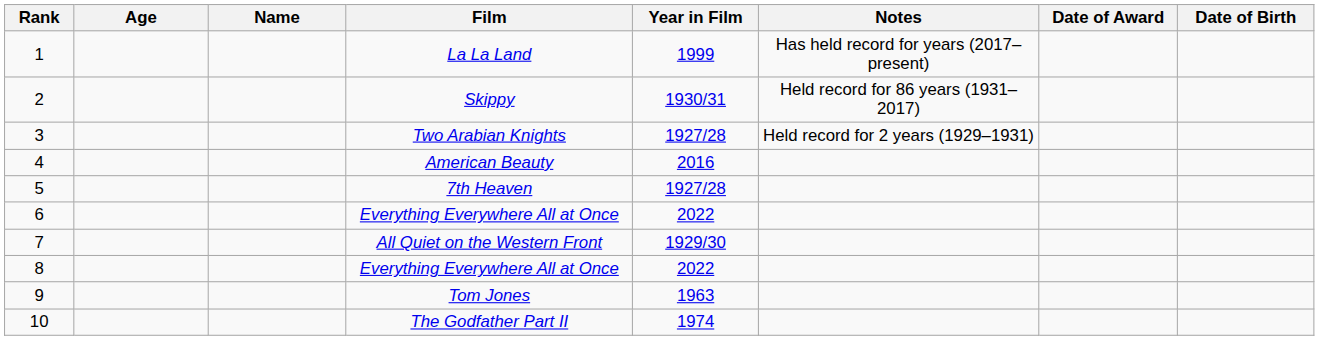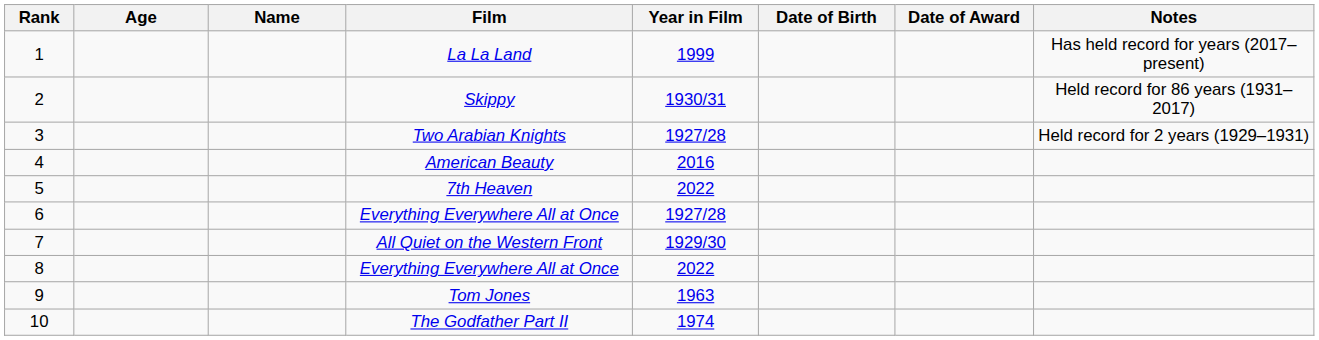columns swapped: (1246, 17) <-> (898, 17)
(696, 188) 1927/28 -> (696, 188) 2022
(696, 215) 2022 -> (696, 215) 1927/28
